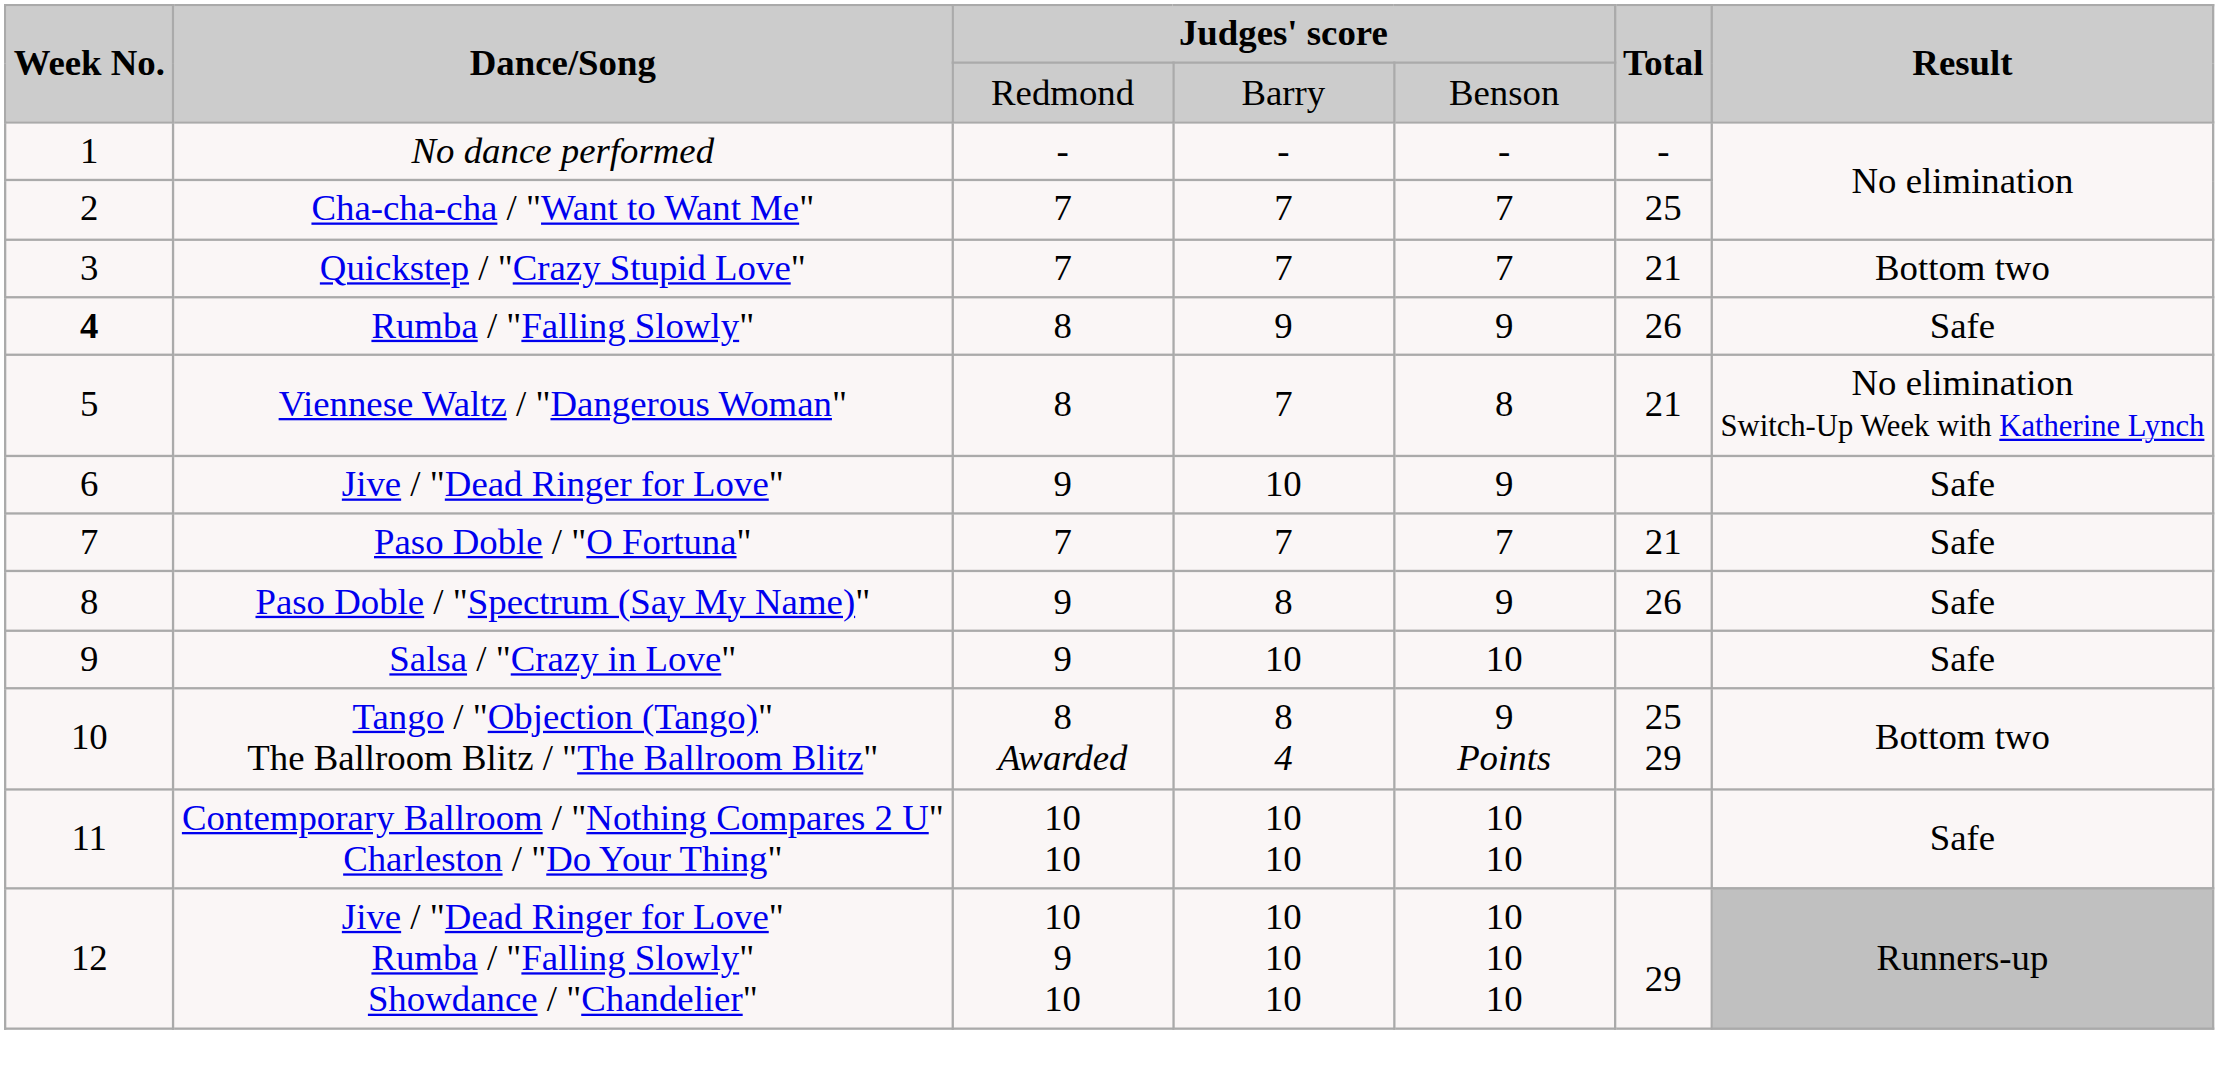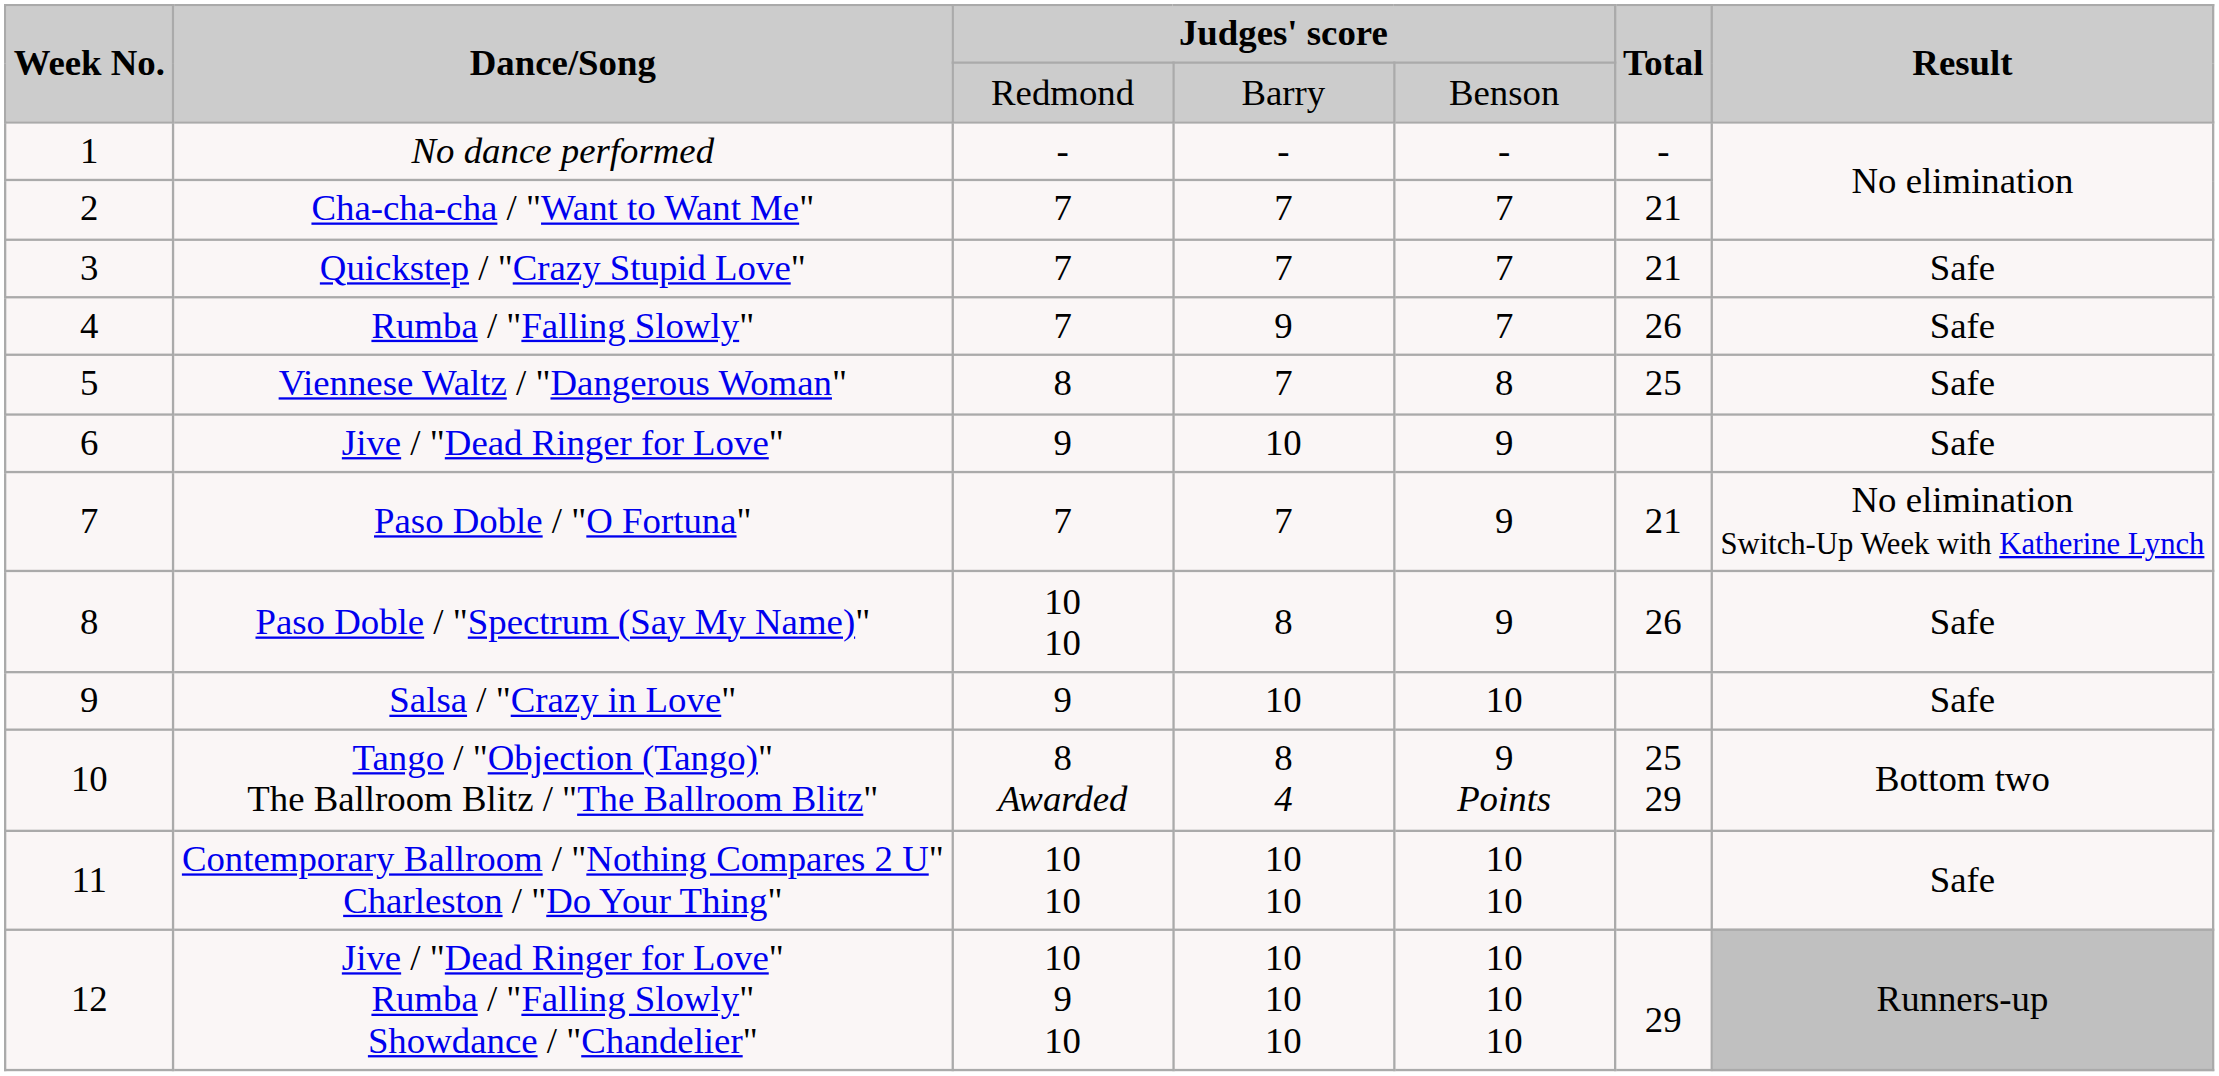(1663, 208) 25 -> (1663, 208) 21
(1962, 267) Bottom two -> (1962, 267) Safe
(89, 325) bold -> (89, 325) normal
(1063, 325) 8 -> (1063, 325) 7
(1504, 325) 9 -> (1504, 325) 7
(1663, 404) 21 -> (1663, 383) 25
(1962, 404) No elimination Switch-Up Week with Katherine Lynch -> (1962, 383) Safe
(1504, 541) 7 -> (1504, 521) 9
(1962, 541) Safe -> (1962, 521) No elimination Switch-Up Week with Katherine Lynch
(1063, 600) 9 -> (1063, 621) 10 10
